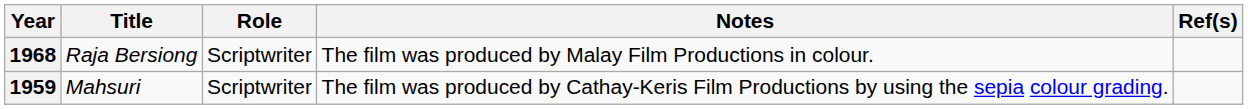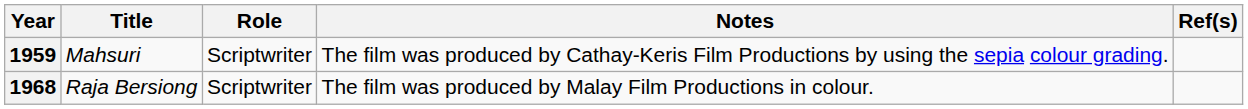rows swapped: (33, 87) <-> (33, 54)
